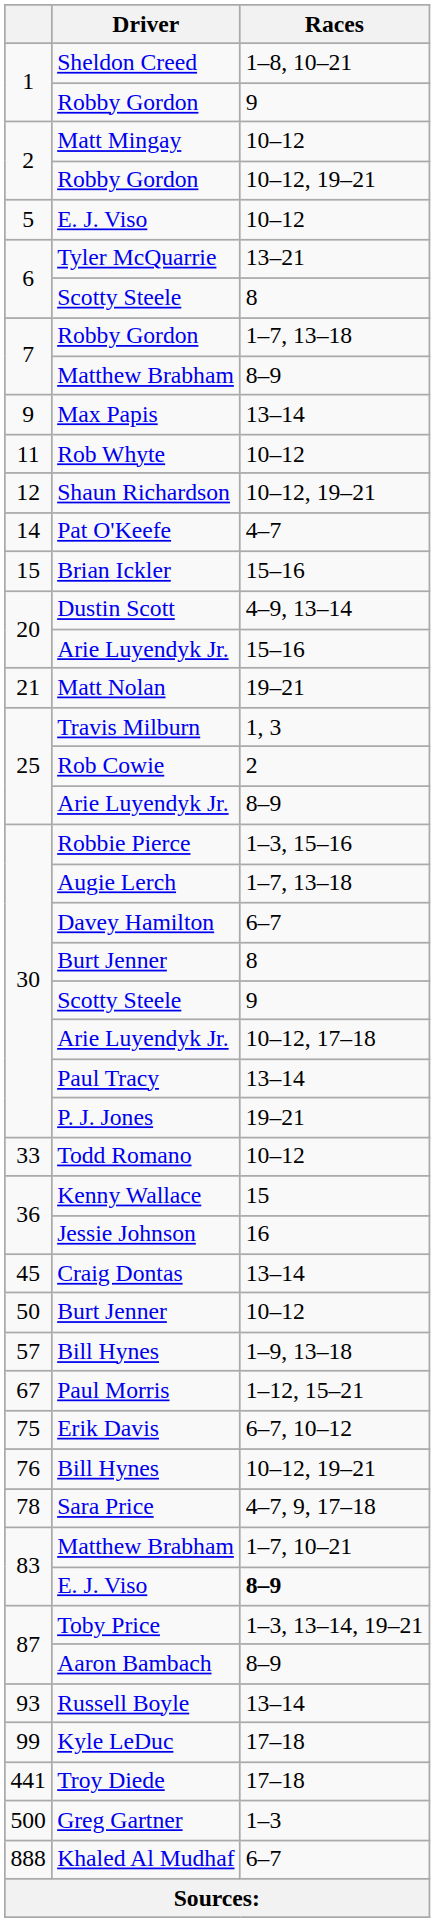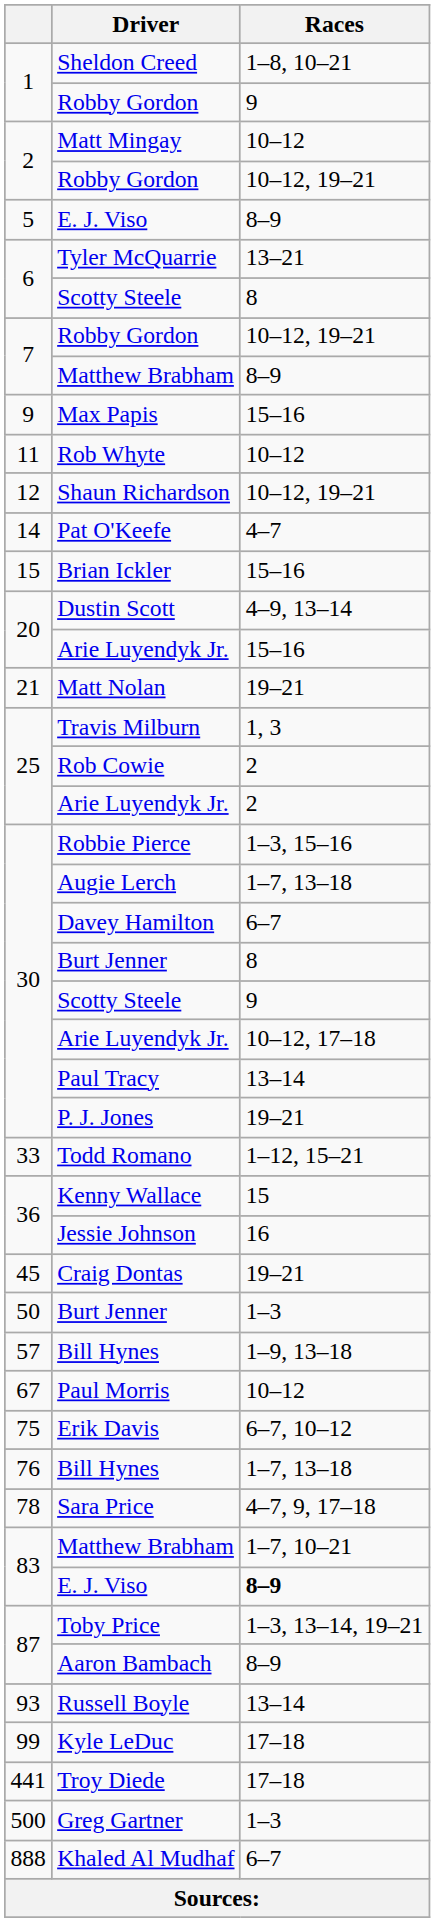(275, 218) 10–12 -> (263, 218) 8–9
(299, 335) 1–7, 13–18 -> (311, 335) 10–12, 19–21
(275, 414) 13–14 -> (275, 414) 15–16
(263, 804) 8–9 -> (252, 804) 2
(275, 1155) 10–12 -> (305, 1155) 1–12, 15–21
(275, 1272) 13–14 -> (275, 1272) 19–21
(275, 1311) 10–12 -> (263, 1311) 1–3
(305, 1390) 1–12, 15–21 -> (275, 1390) 10–12
(311, 1468) 10–12, 19–21 -> (299, 1468) 1–7, 13–18
